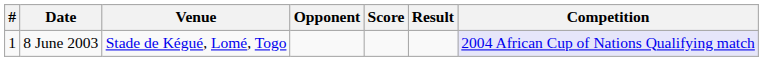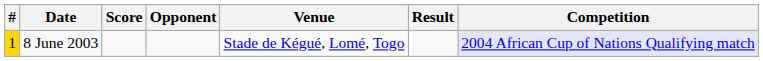columns swapped: (196, 17) <-> (386, 17)
(12, 43) no background -> (12, 43) gold background
